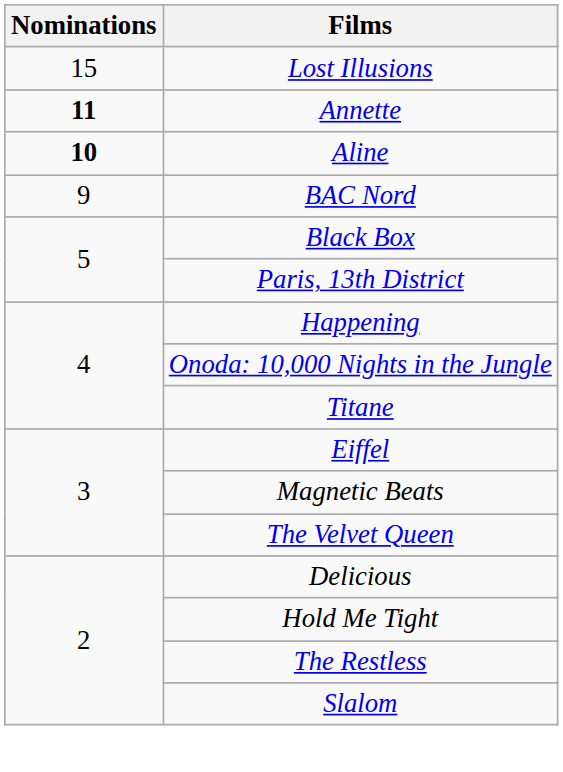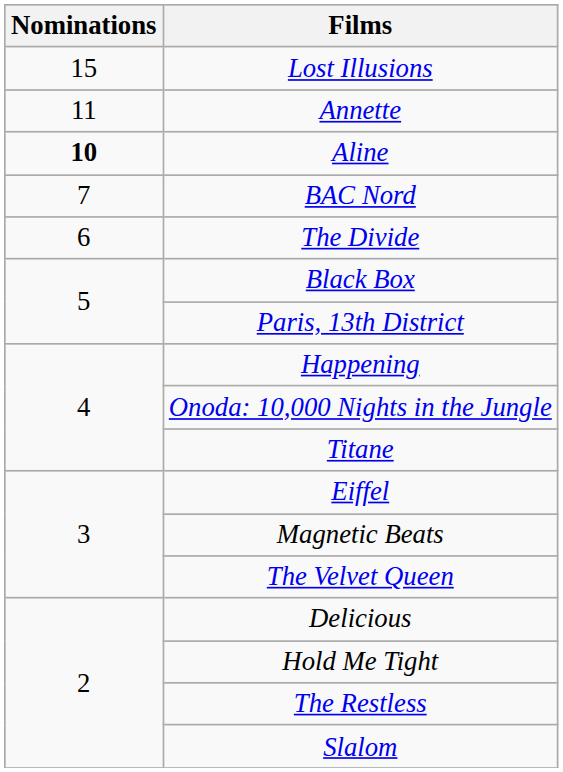(84, 110) bold -> (84, 110) normal
(84, 195) 9 -> (84, 195) 7
+ row: (360, 237)
